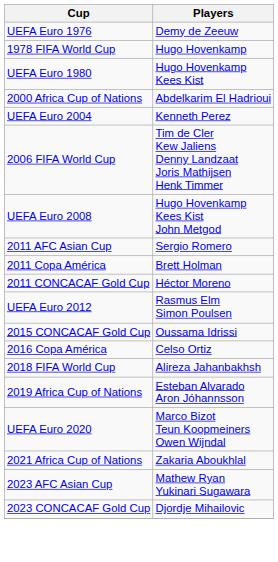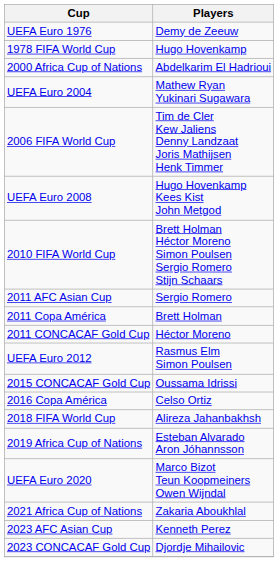- row: (49, 73)
(193, 116) Kenneth Perez -> (203, 91) Mathew Ryan Yukinari Sugawara
+ row: (61, 254)
(203, 484) Mathew Ryan Yukinari Sugawara -> (193, 529) Kenneth Perez
